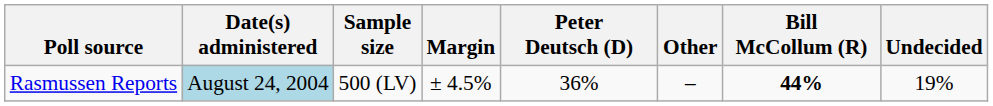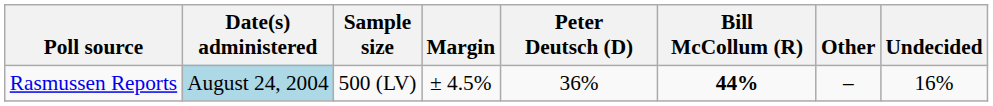columns swapped: (801, 35) <-> (690, 47)
(934, 82) 19% -> (934, 82) 16%
